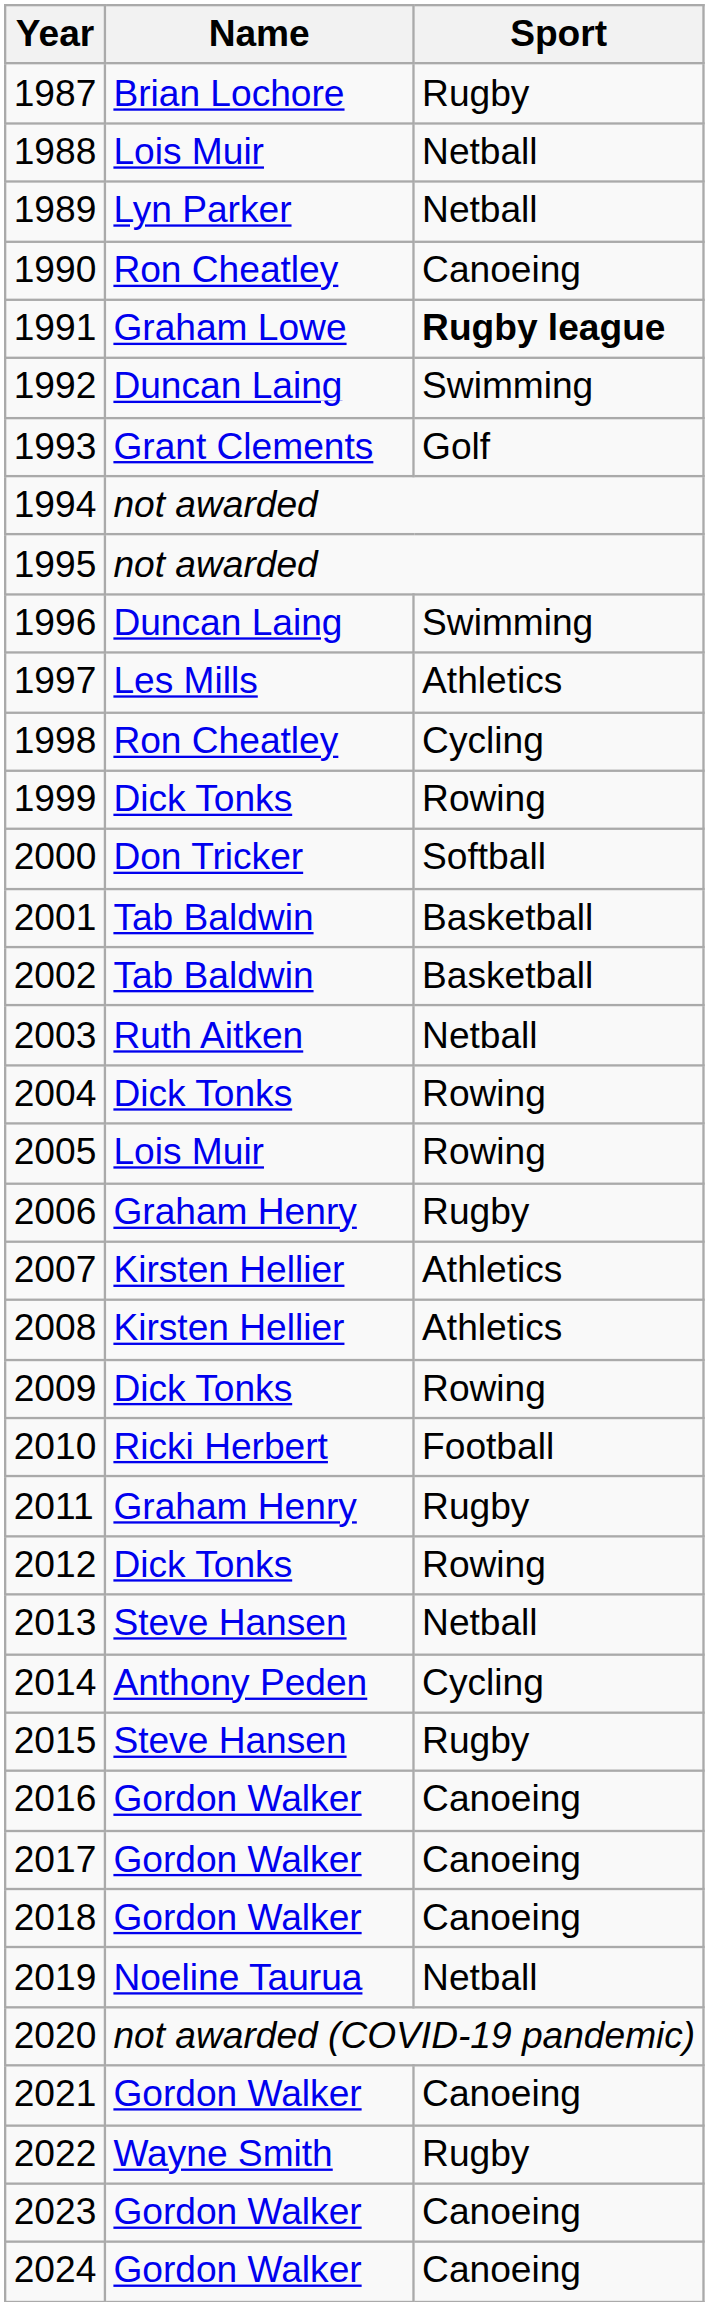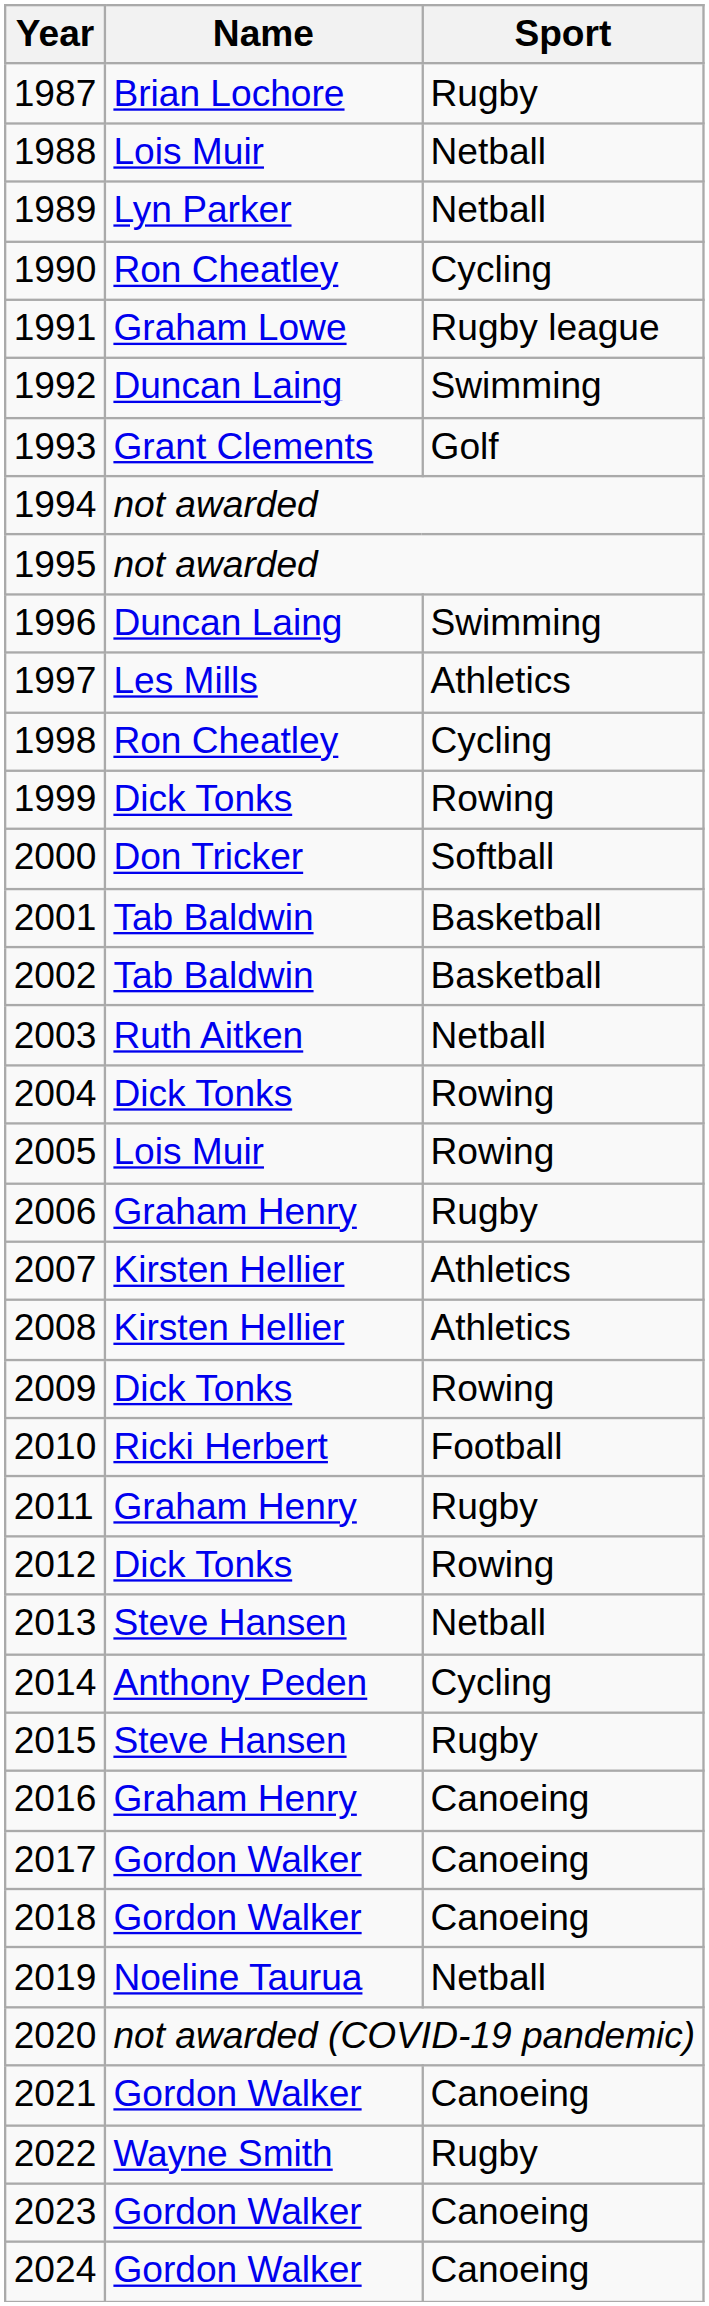(502, 269) Canoeing -> (491, 269) Cycling
(544, 328) bold -> (545, 328) normal
(238, 1800) Gordon Walker -> (235, 1800) Graham Henry
